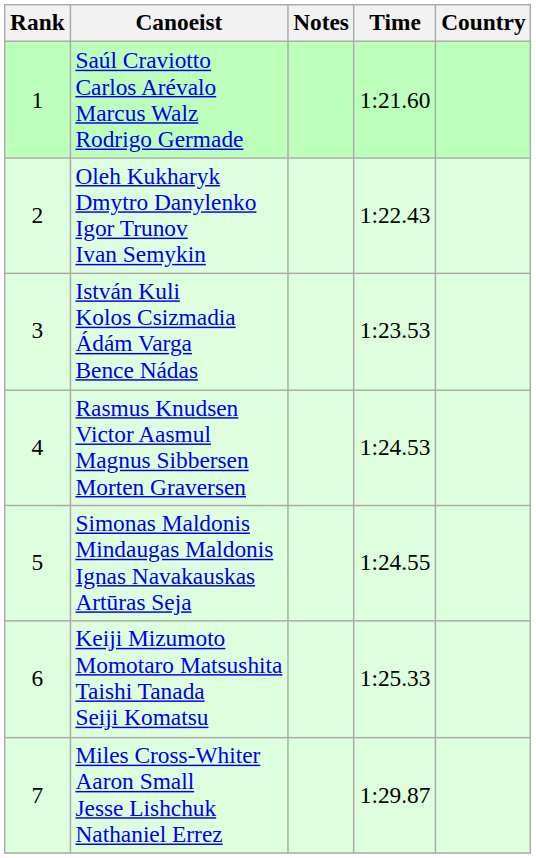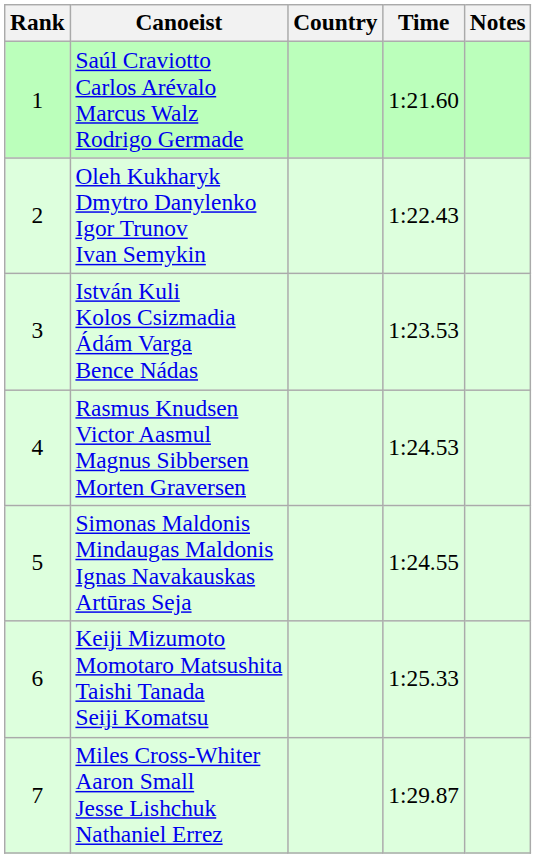columns swapped: (483, 23) <-> (321, 23)
